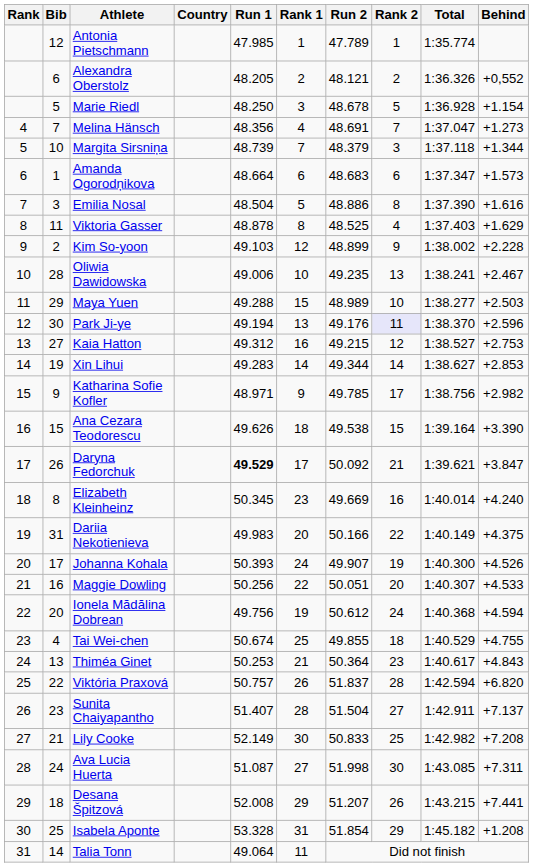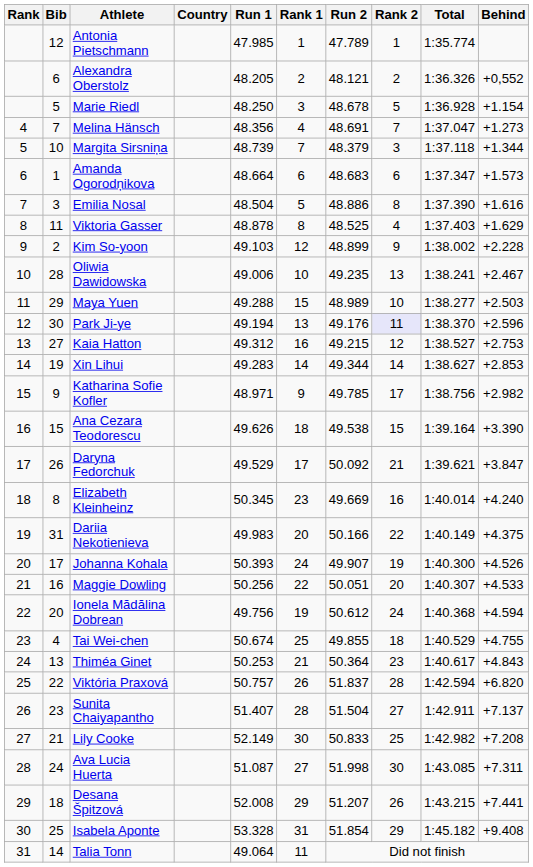(254, 464) bold -> (254, 464) normal
(503, 831) +1.208 -> (503, 831) +9.408
